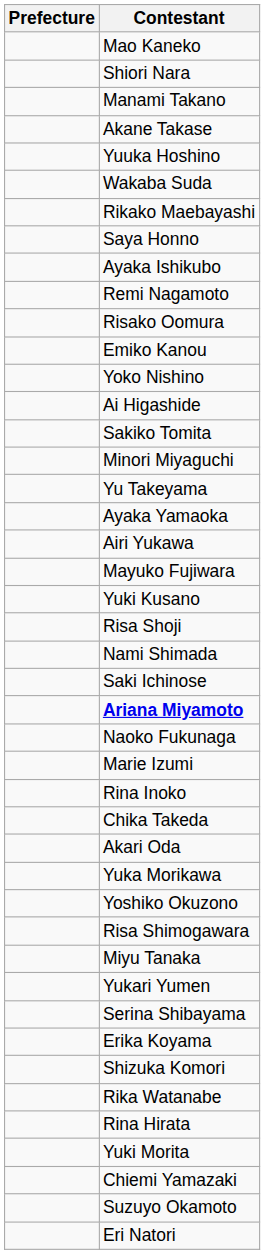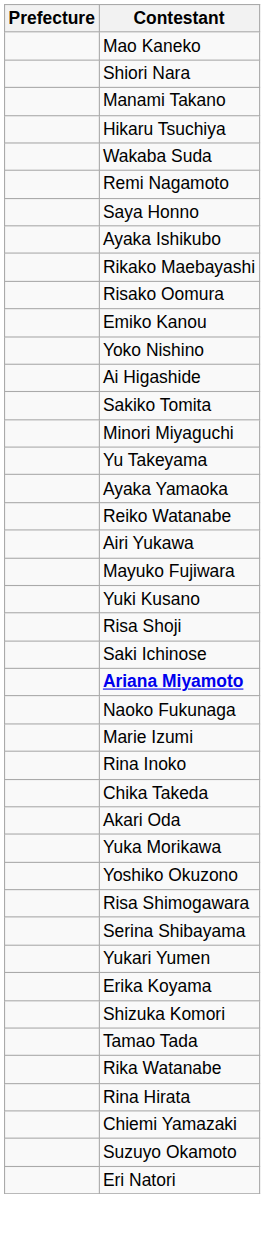+ row: (164, 128)
- row: (158, 128)
- row: (162, 156)
rows swapped: (179, 211) <-> (166, 294)
+ row: (167, 516)
- row: (160, 654)
- row: (152, 958)
rows swapped: (157, 986) <-> (174, 1014)
+ row: (150, 1041)
- row: (146, 1152)
